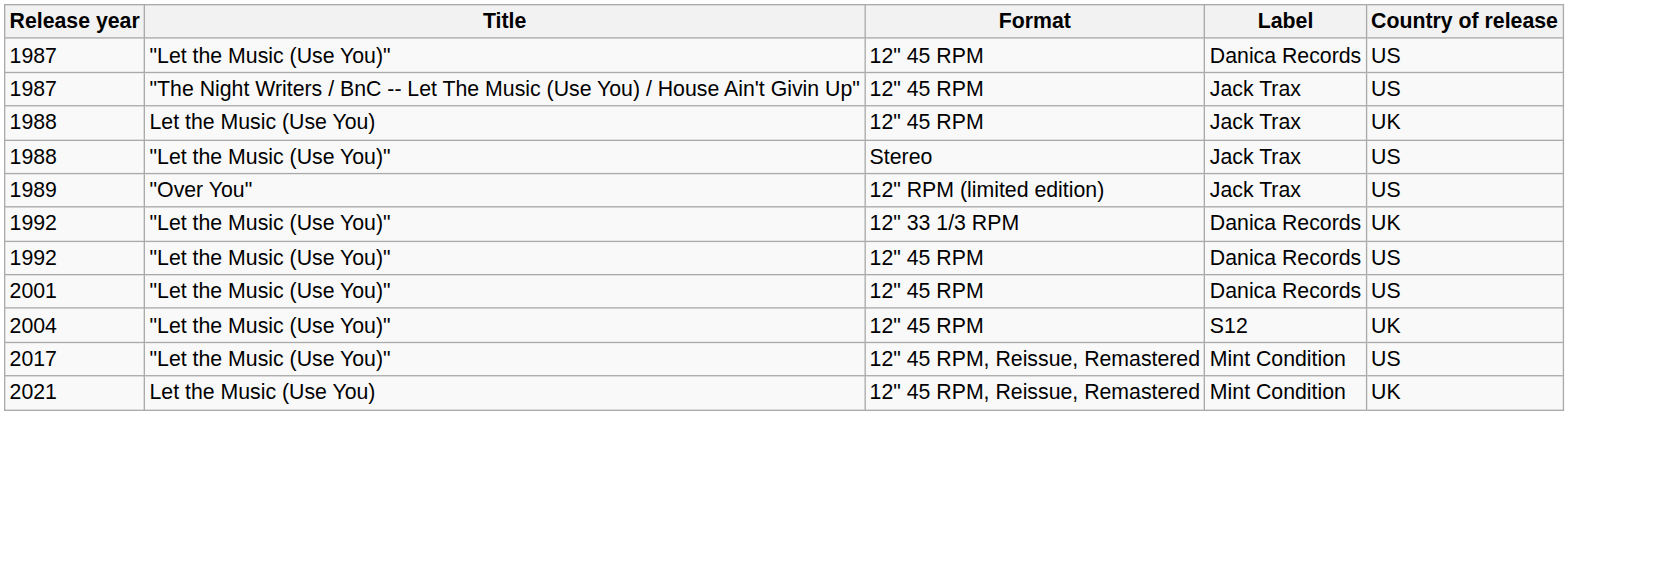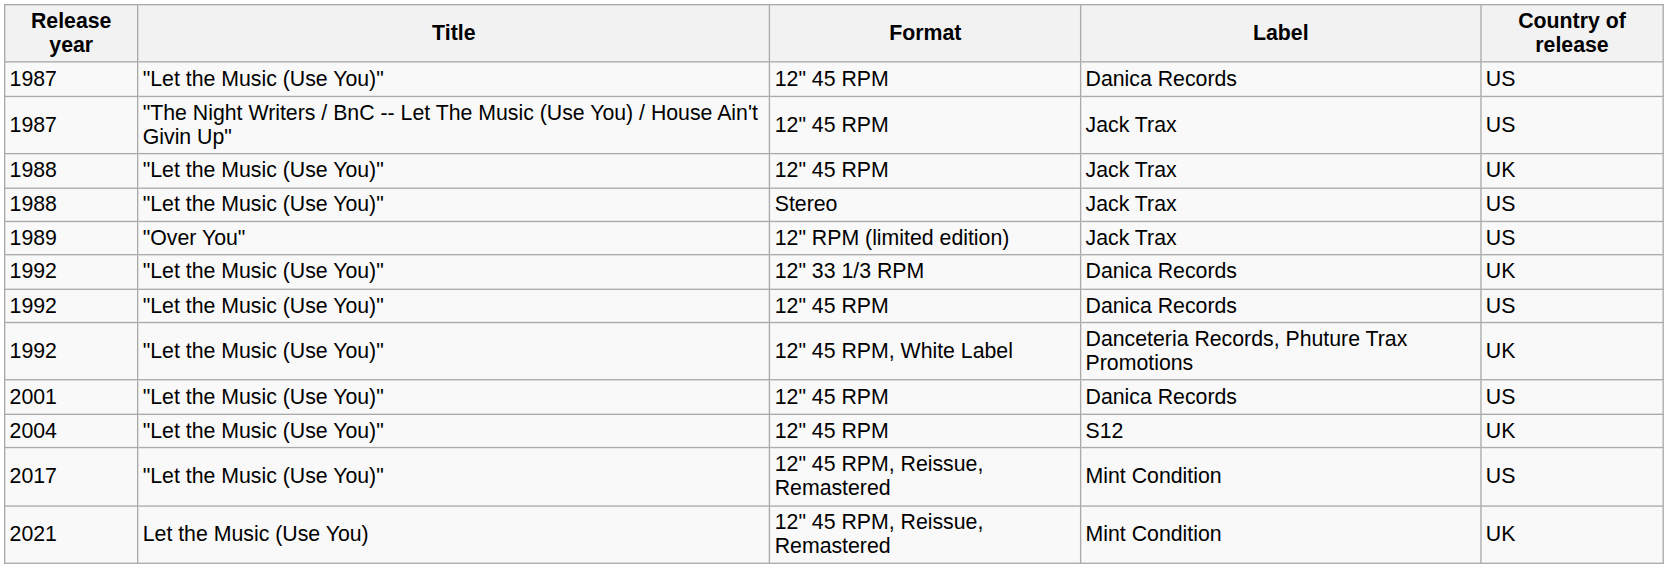(262, 122) Let the Music (Use You) -> (263, 170) "Let the Music (Use You)"
+ row: (33, 351)
